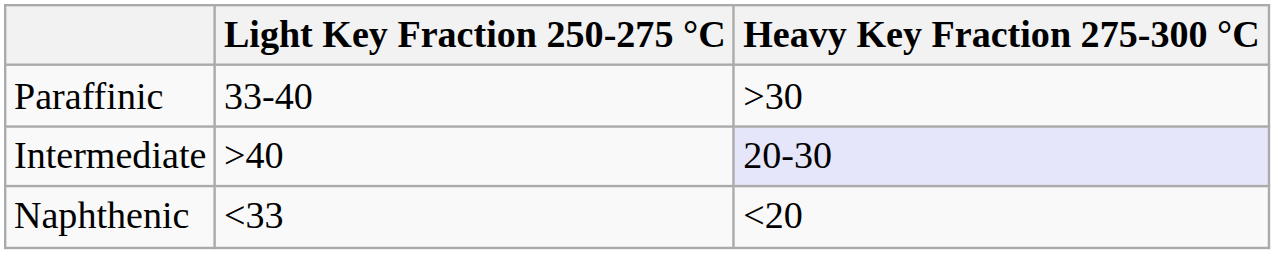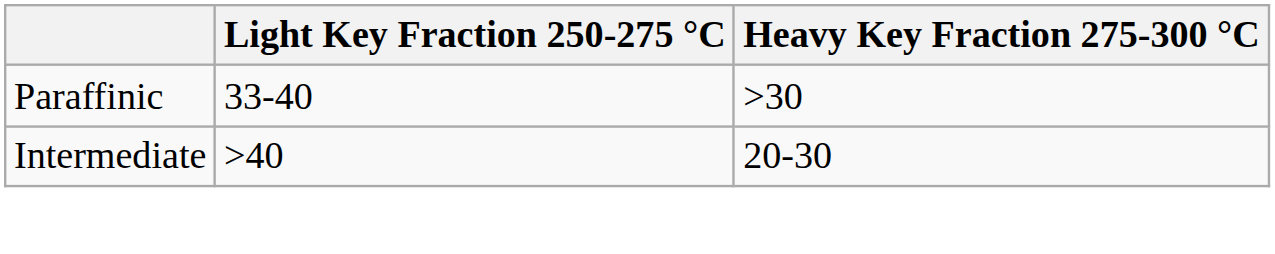(788, 155) lavender background -> (788, 155) no background
- row: (102, 215)
